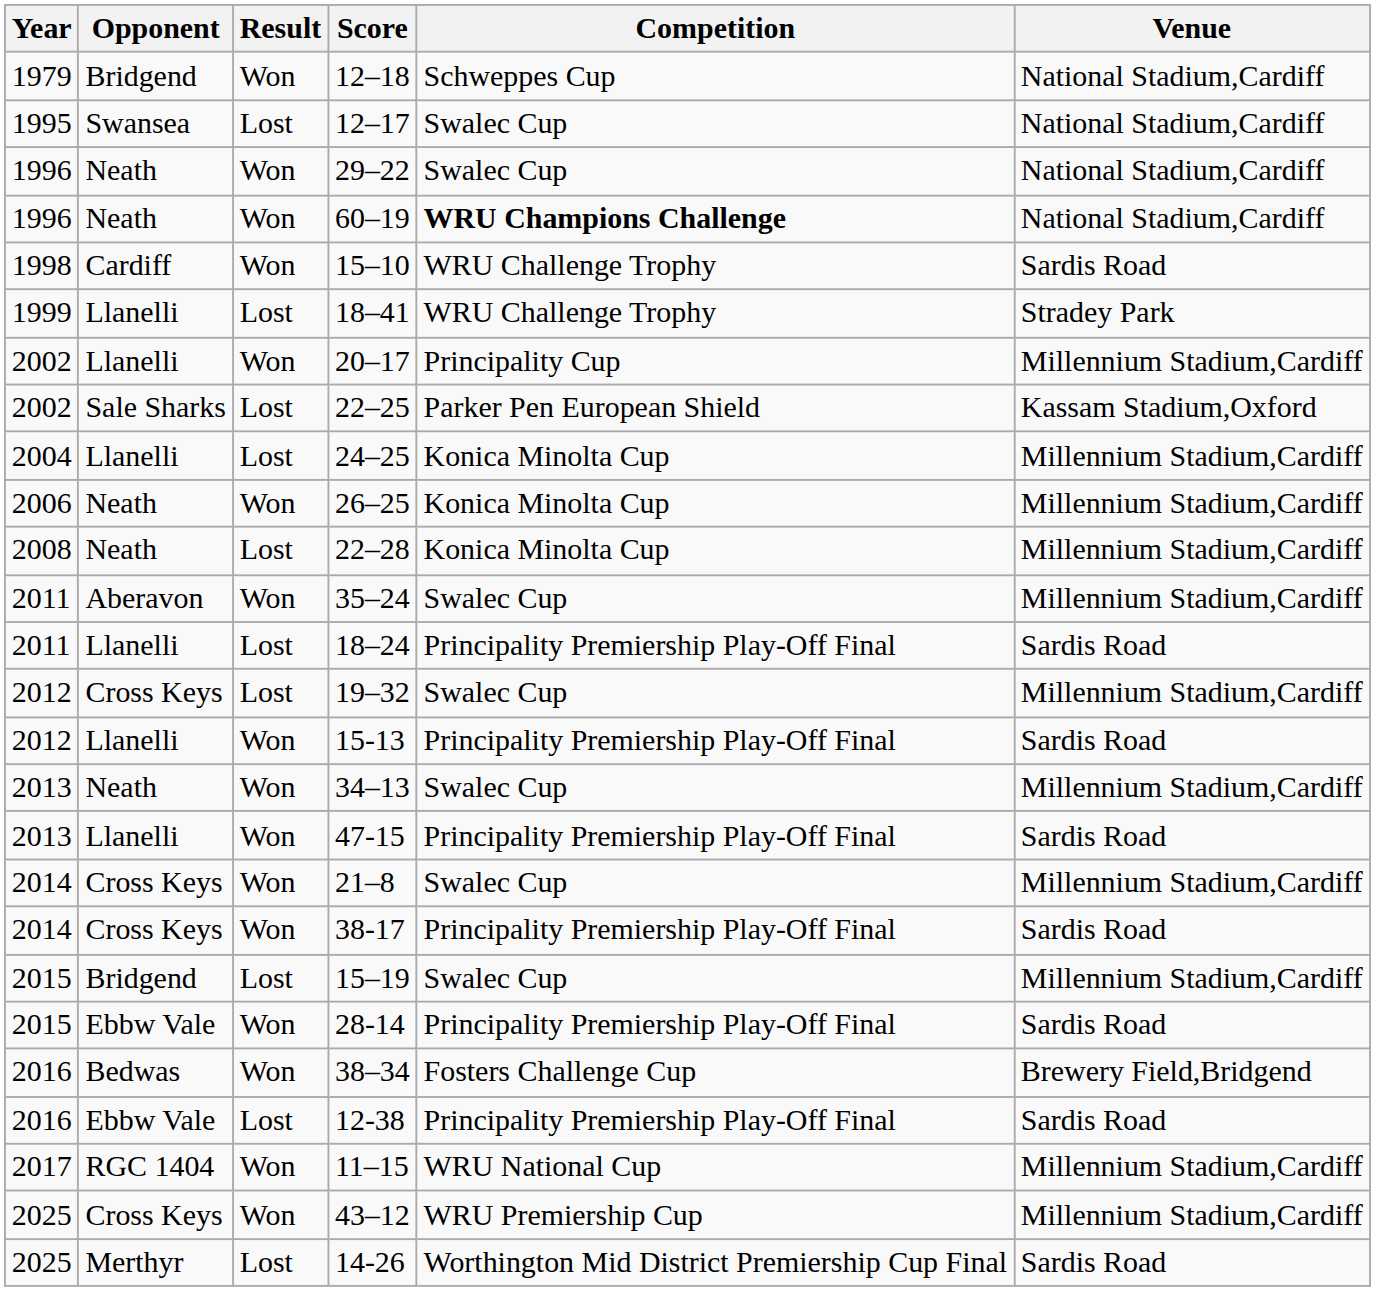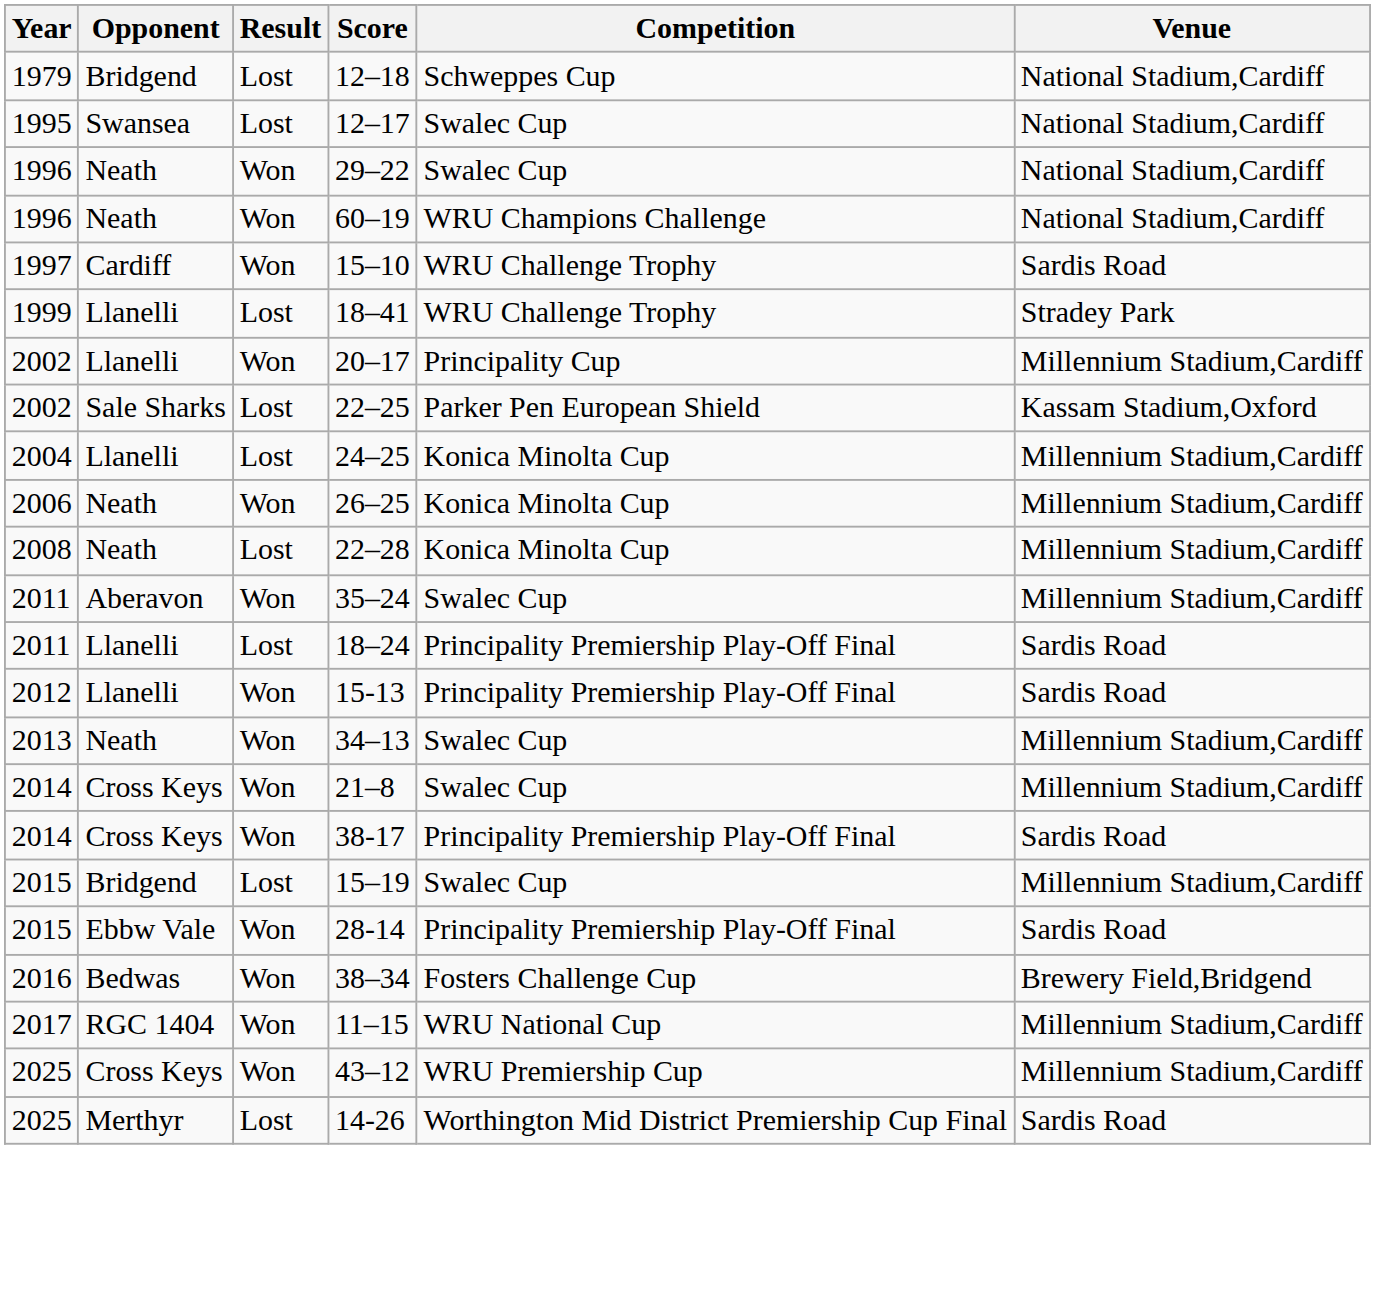(268, 75) Won -> (266, 75) Lost
(605, 218) bold -> (595, 218) normal
(42, 265) 1998 -> (42, 265) 1997
- row: (372, 692)
- row: (370, 834)
- row: (370, 1119)
